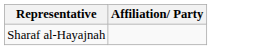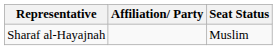+ column: (239, 14)
